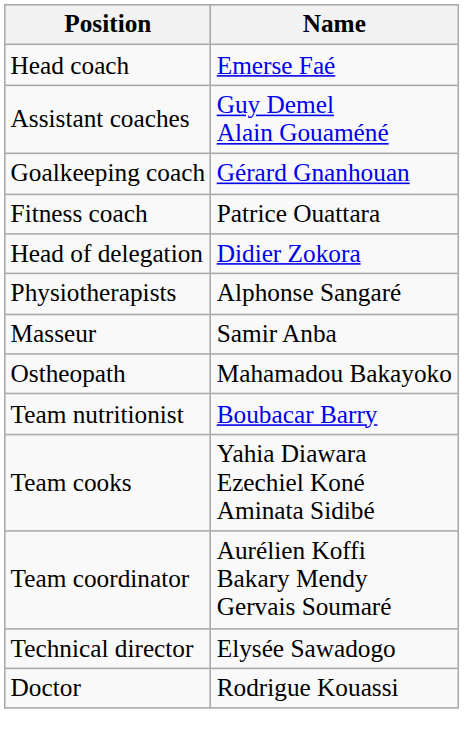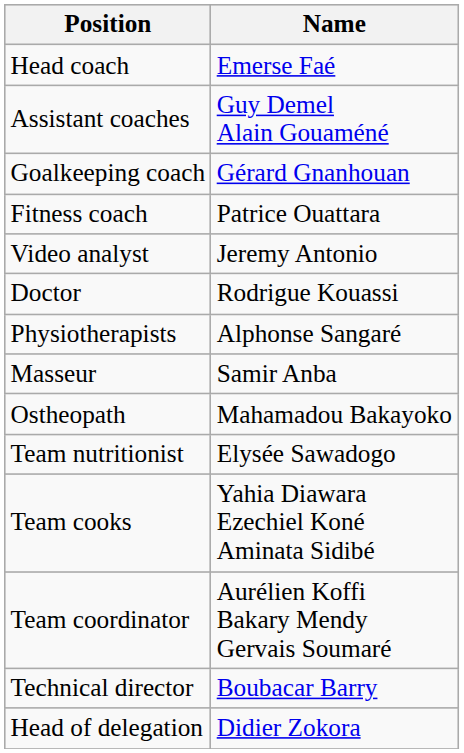+ row: (80, 253)
rows swapped: (46, 687) <-> (107, 253)
(297, 413) Boubacar Barry -> (306, 453) Elysée Sawadogo
(306, 647) Elysée Sawadogo -> (297, 687) Boubacar Barry
